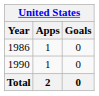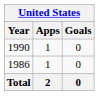rows swapped: (19, 47) <-> (19, 64)
